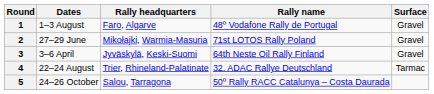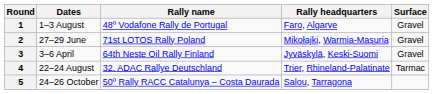columns swapped: (301, 11) <-> (156, 11)
